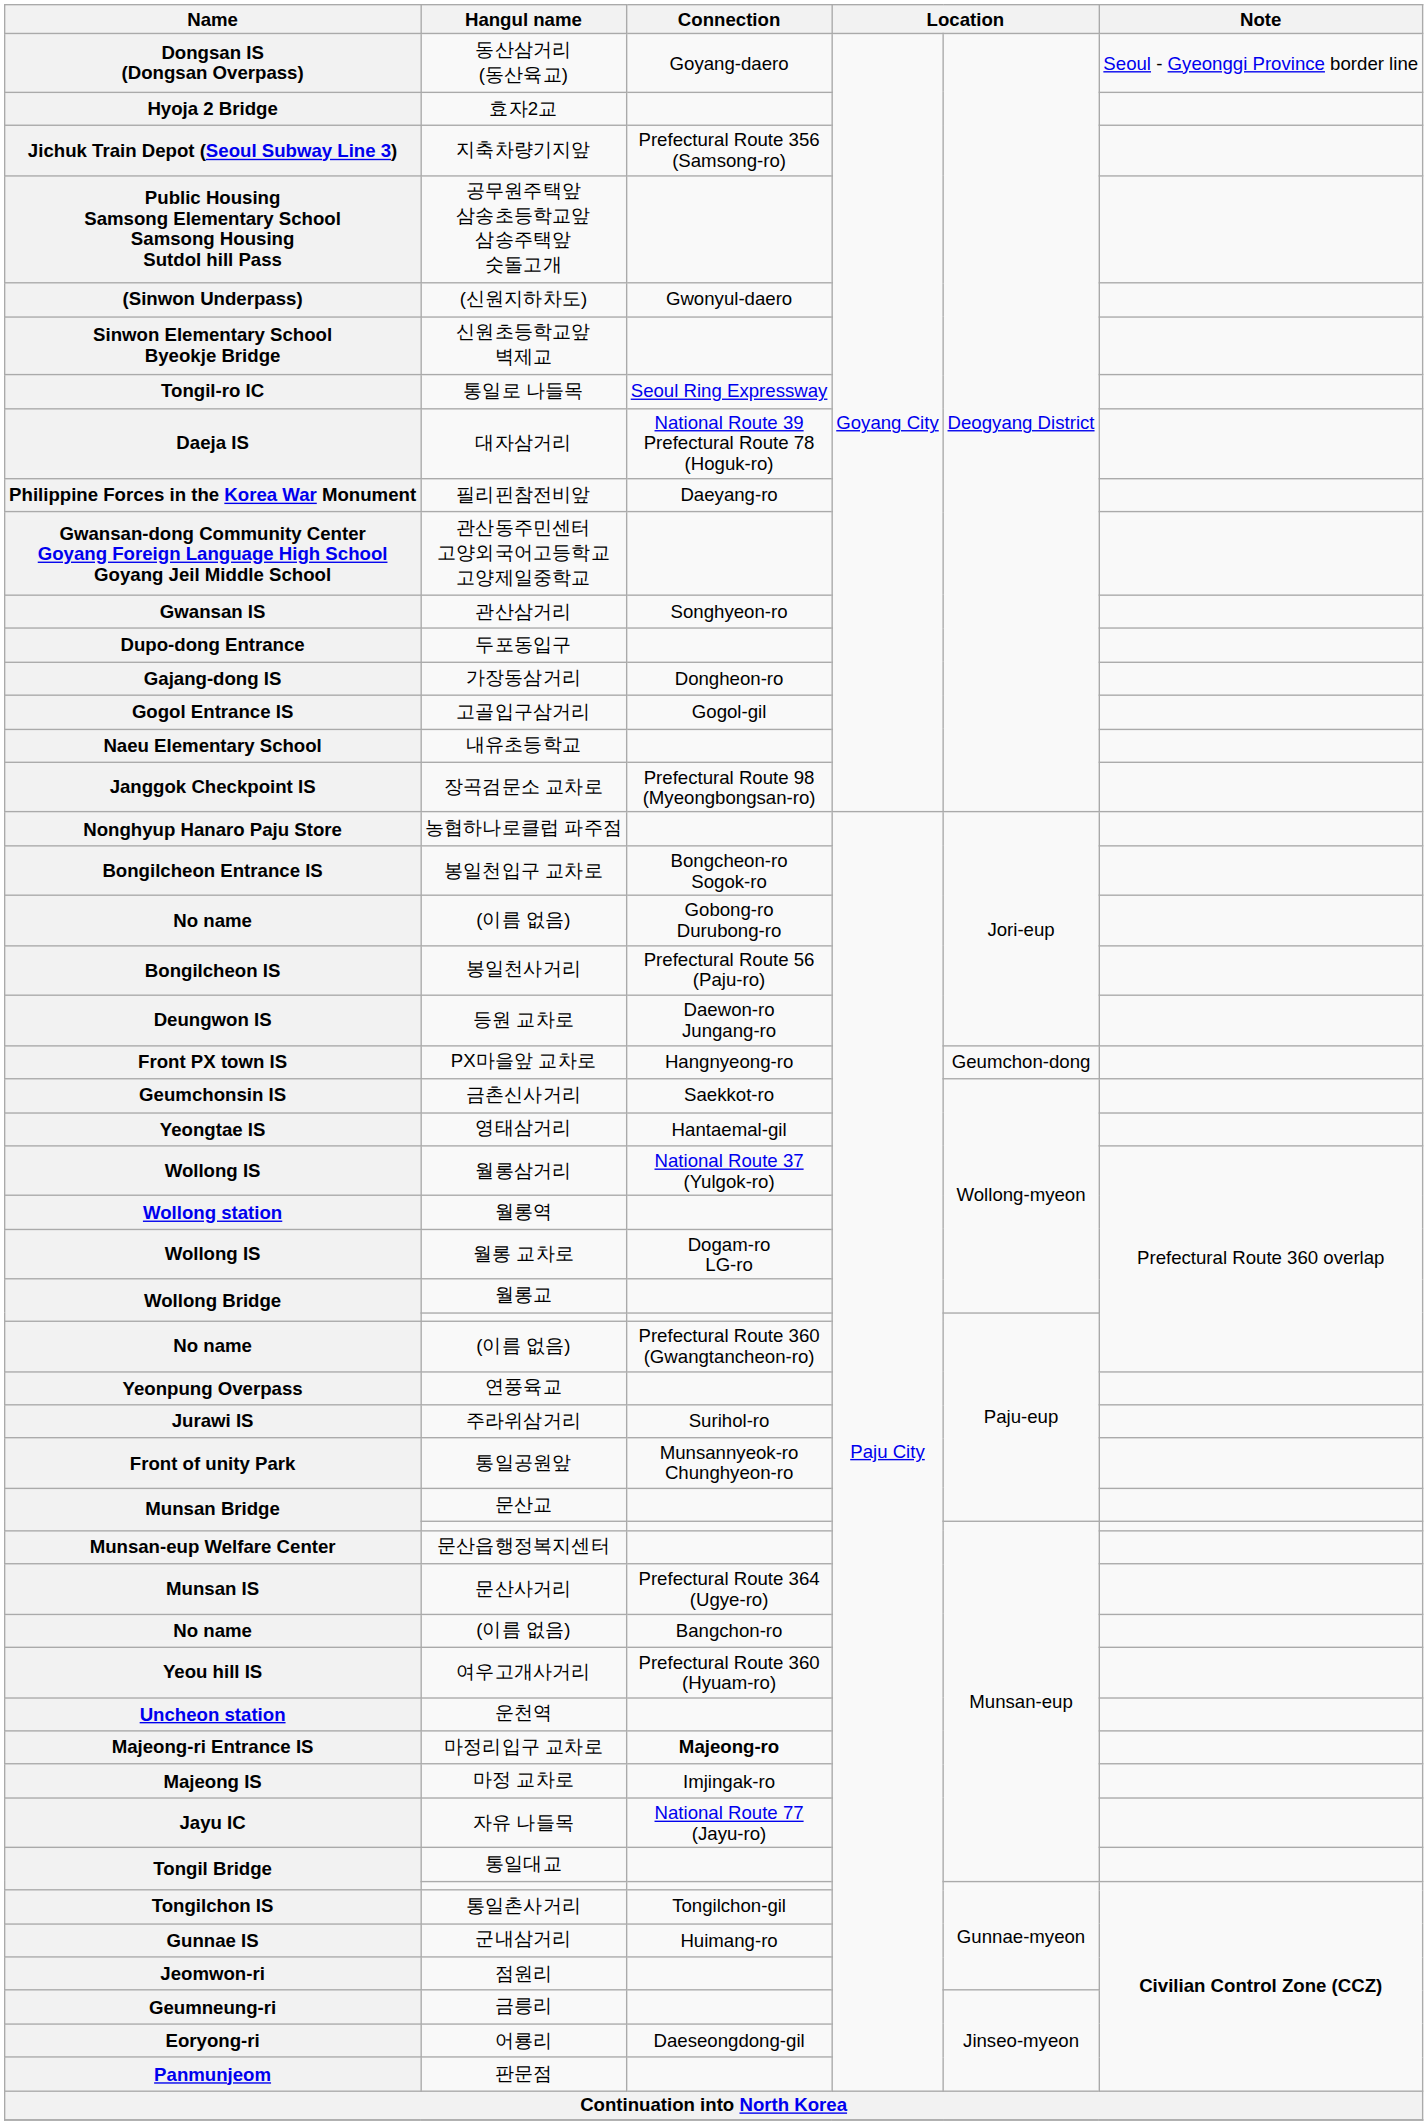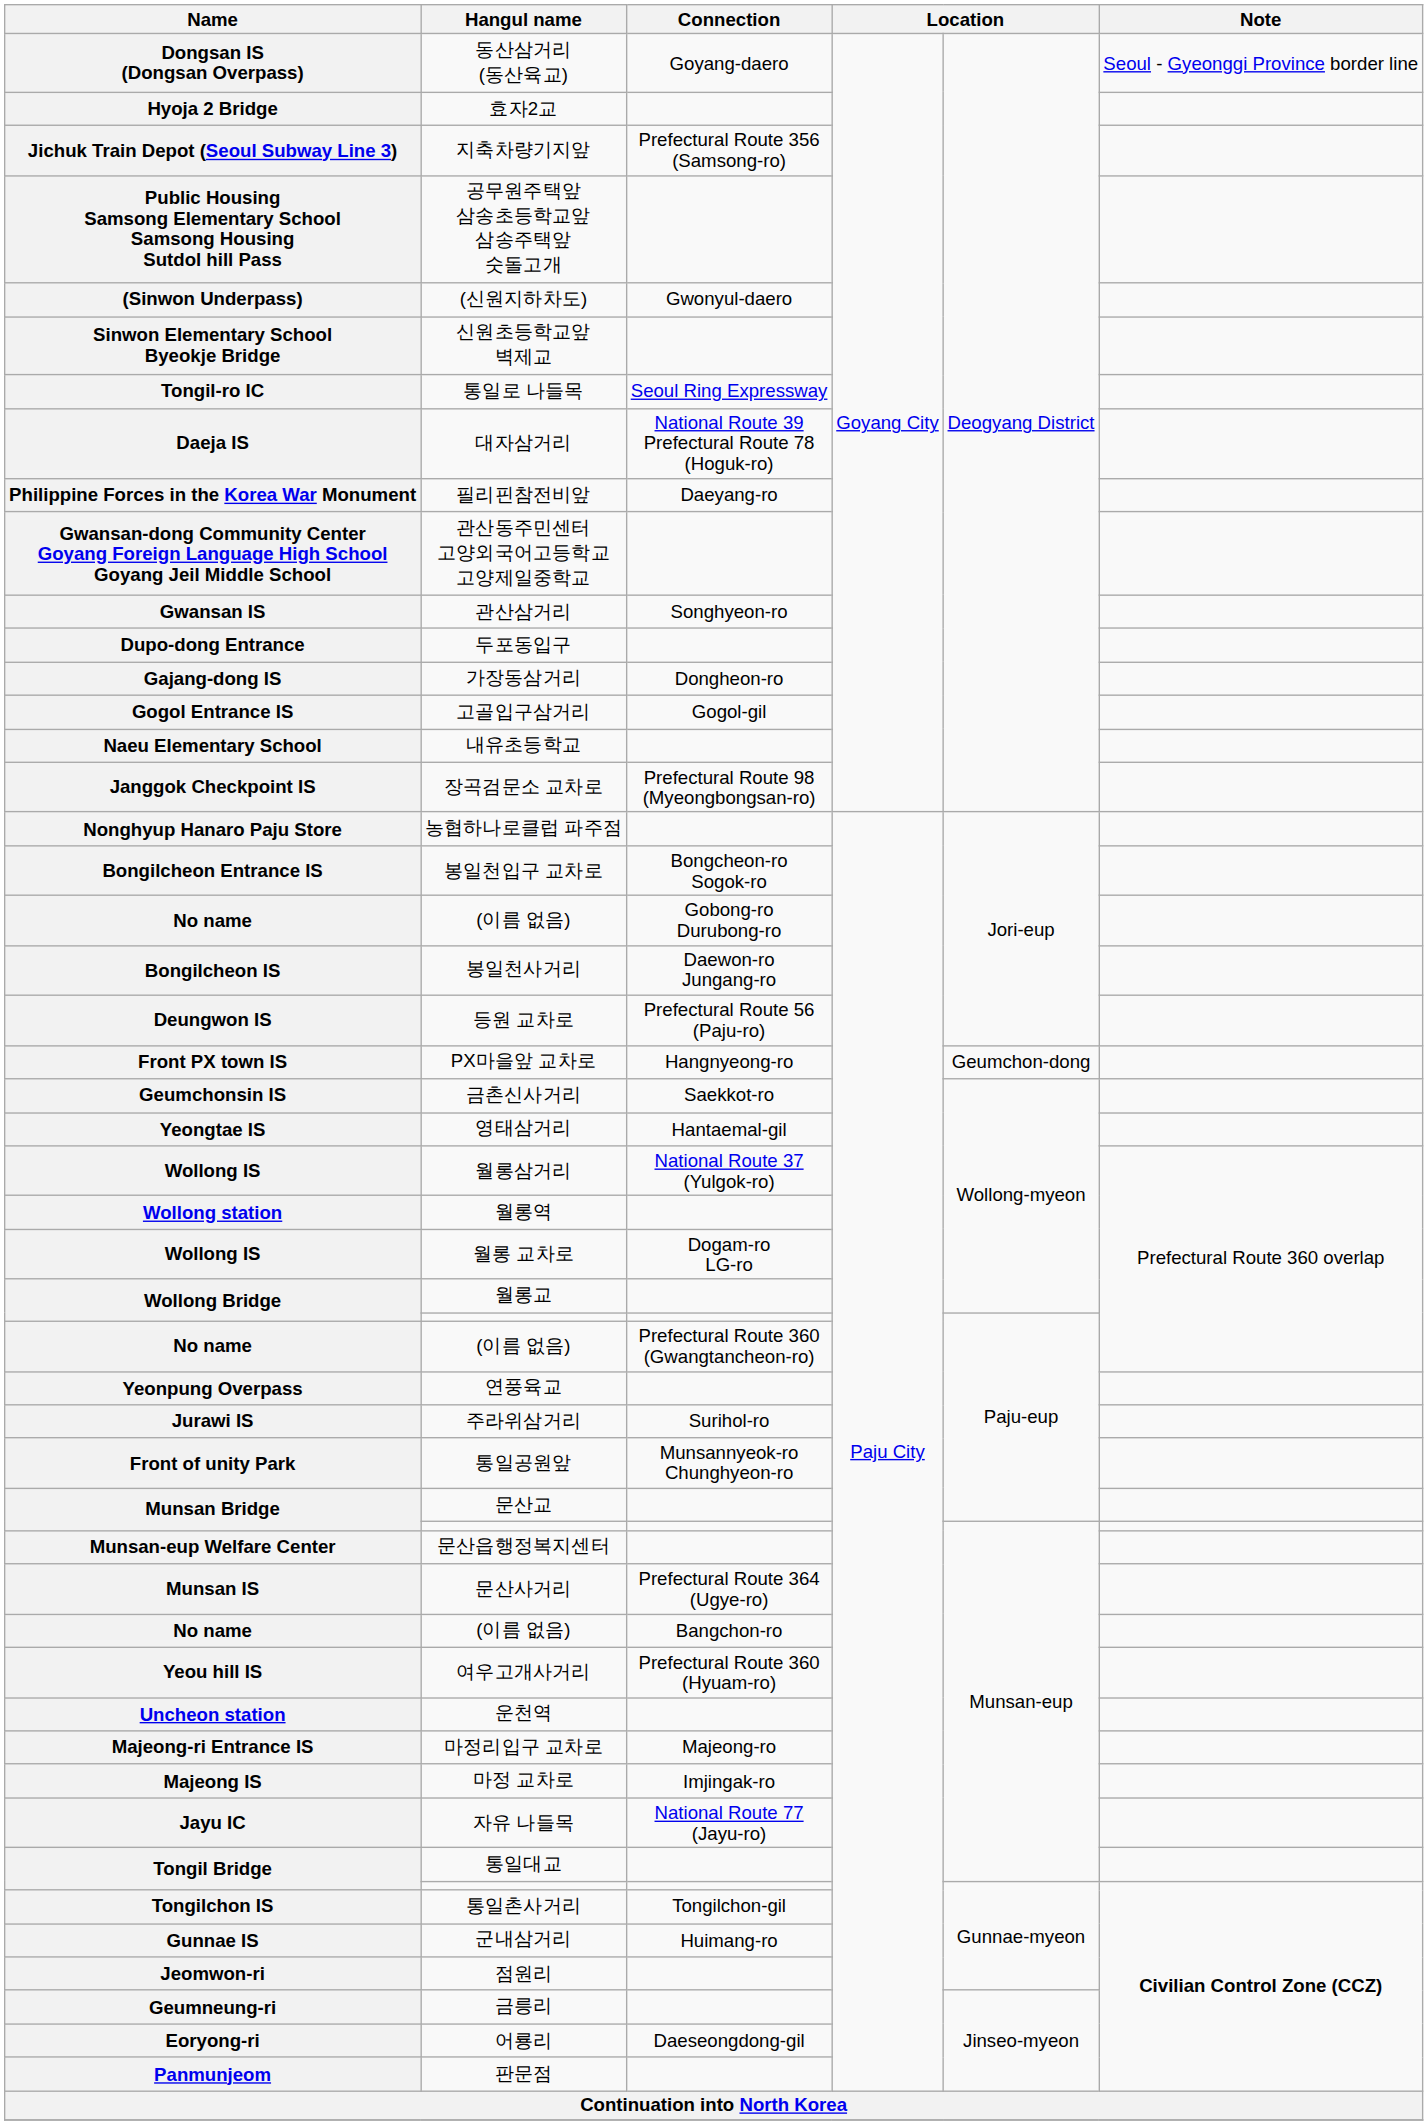(729, 970) Prefectural Route 56 (Paju-ro) -> (729, 970) Daewon-ro Jungang-ro
(729, 1020) Daewon-ro Jungang-ro -> (729, 1020) Prefectural Route 56 (Paju-ro)
(729, 1747) bold -> (729, 1747) normal
